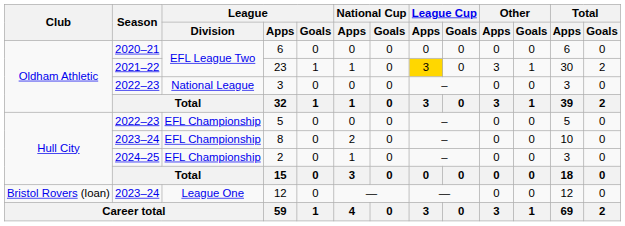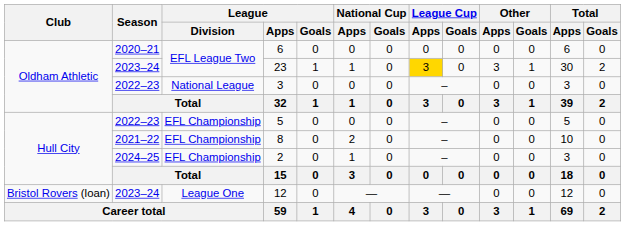(137, 67) 2021–22 -> (137, 67) 2023–24
(137, 139) 2023–24 -> (137, 139) 2021–22
